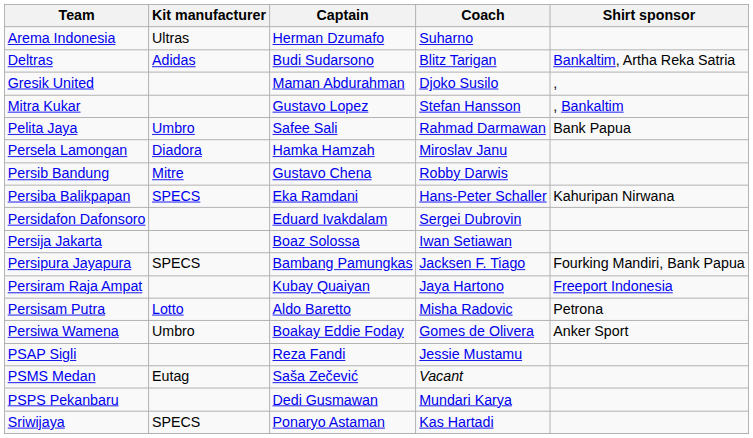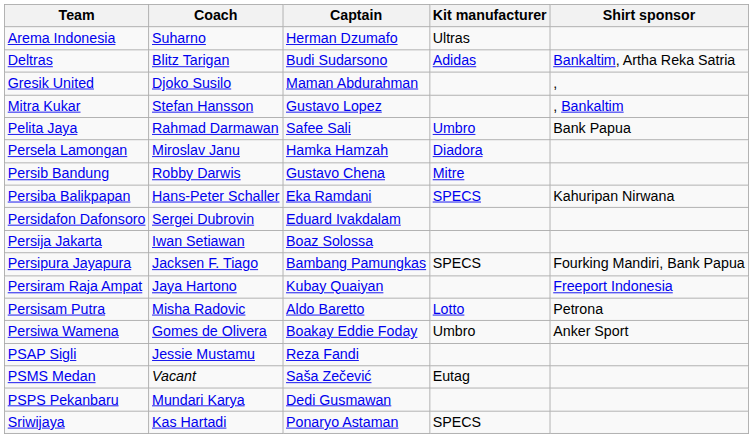columns swapped: (483, 15) <-> (209, 15)
